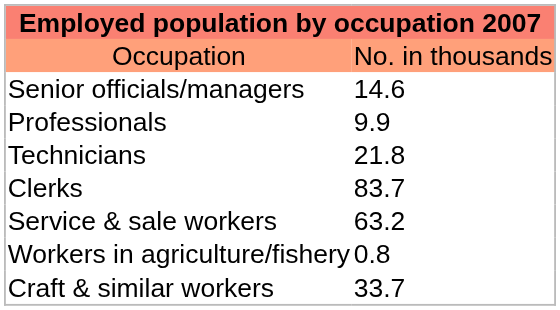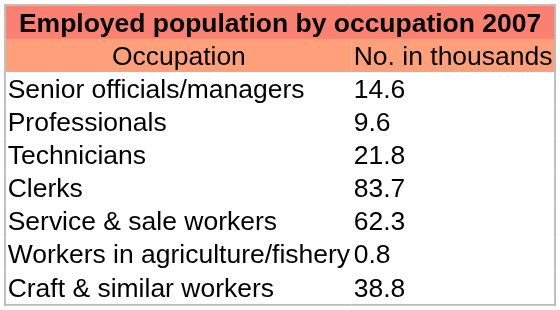(372, 122) 9.9 -> (372, 122) 9.6
(380, 221) 63.2 -> (380, 221) 62.3
(380, 287) 33.7 -> (380, 287) 38.8
